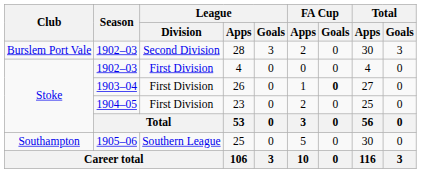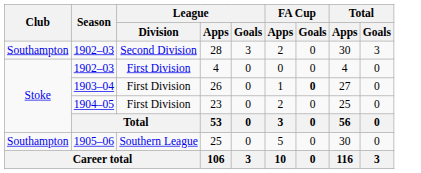(49, 50) Burslem Port Vale -> (38, 50) Southampton
